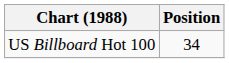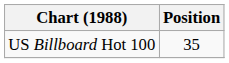(192, 44) 34 -> (192, 44) 35
